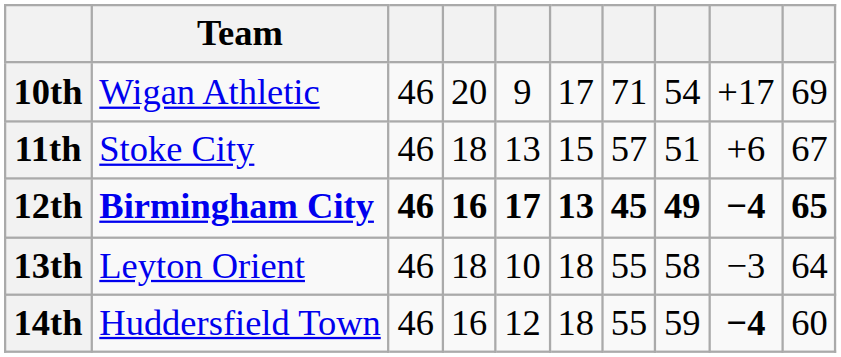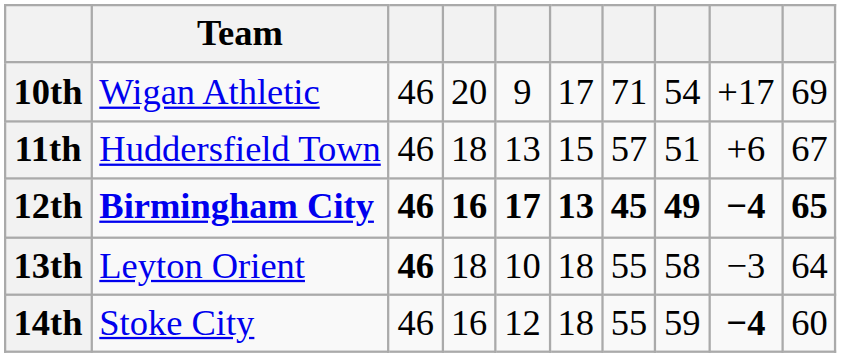(177, 149) Stoke City -> (240, 149) Huddersfield Town
(416, 264) normal -> (416, 264) bold
(240, 322) Huddersfield Town -> (177, 322) Stoke City
